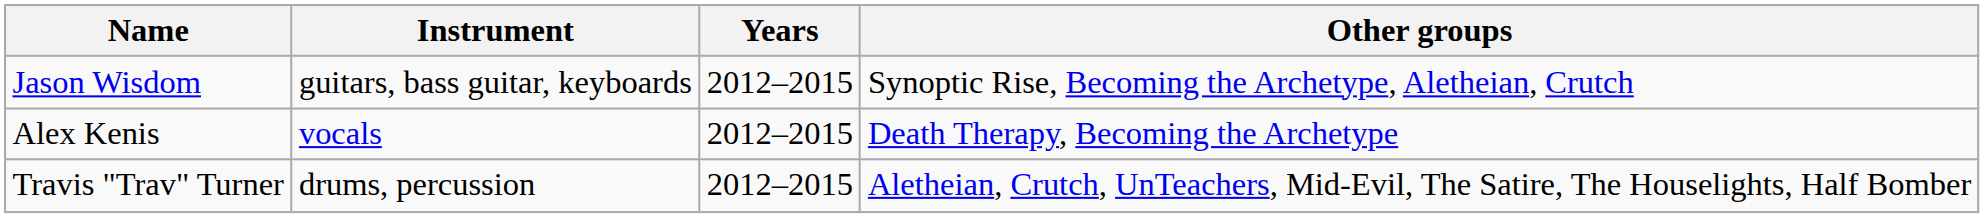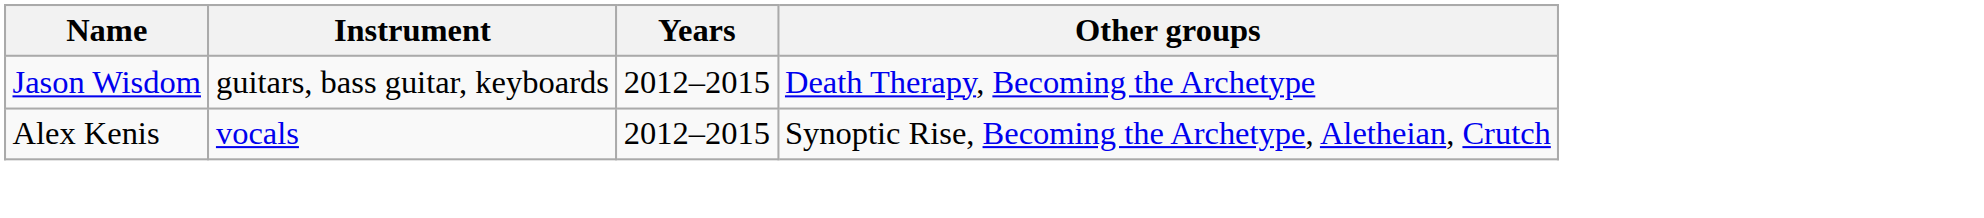(1251, 81) Synoptic Rise, Becoming the Archetype, Aletheian, Crutch -> (1050, 81) Death Therapy, Becoming the Archetype
(1133, 133) Death Therapy, Becoming the Archetype -> (1168, 133) Synoptic Rise, Becoming the Archetype, Aletheian, Crutch
- row: (148, 184)
